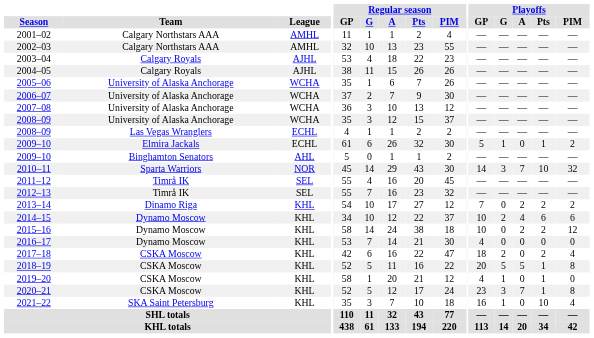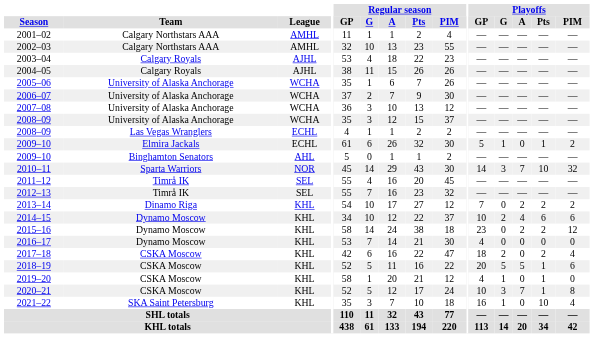(481, 229) 10 -> (481, 229) 23
(573, 266) 8 -> (573, 266) 6
(481, 290) 23 -> (481, 290) 10
